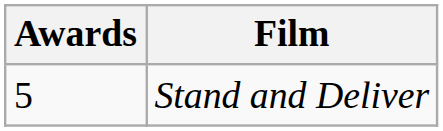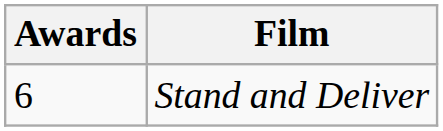(23, 94) 5 -> (23, 94) 6
